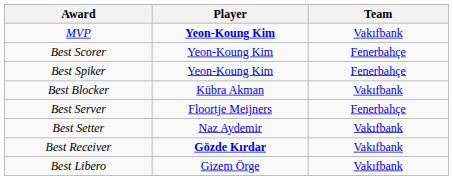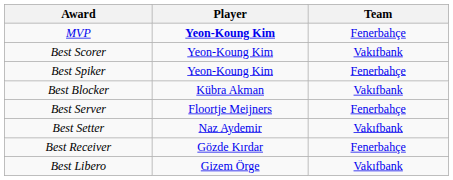(378, 33) Vakıfbank -> (378, 33) Fenerbahçe
(378, 52) Fenerbahçe -> (378, 52) Vakıfbank
(230, 147) bold -> (230, 147) normal
(378, 147) Vakıfbank -> (378, 147) Fenerbahçe
